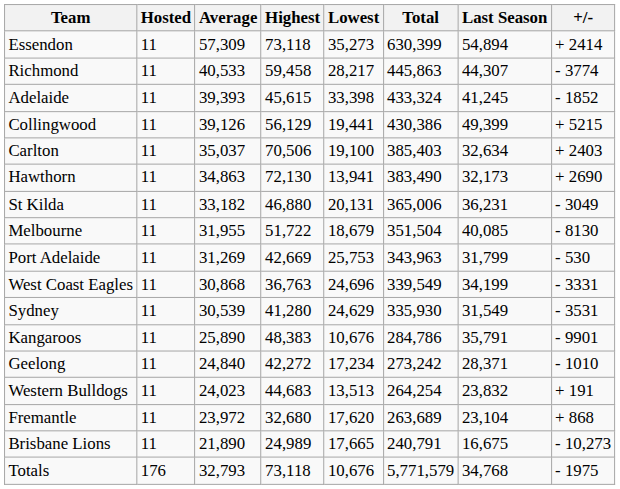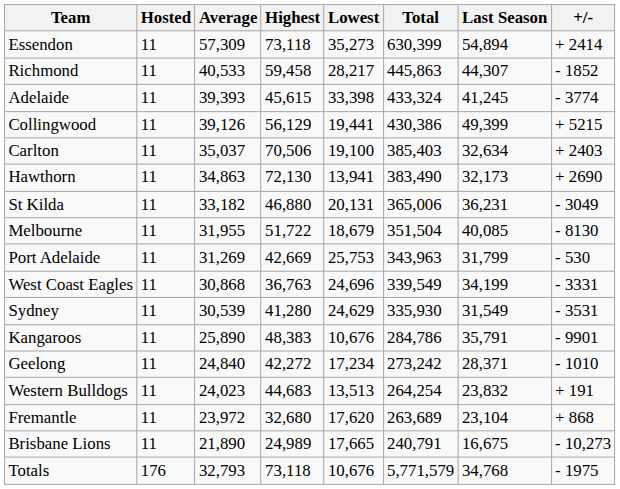(577, 71) - 3774 -> (577, 71) - 1852
(577, 97) - 1852 -> (577, 97) - 3774
